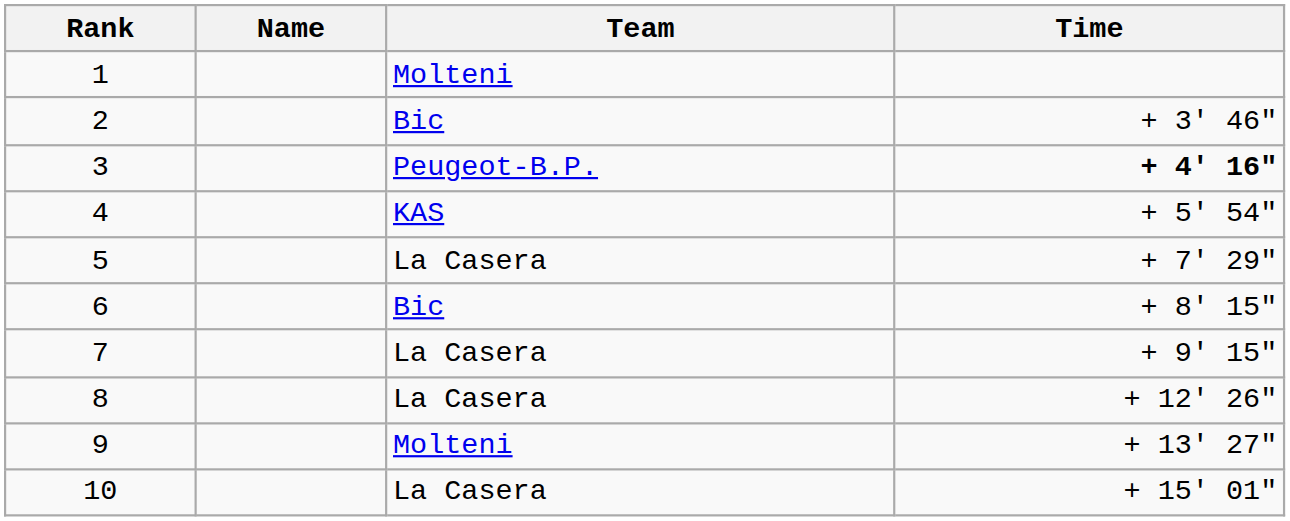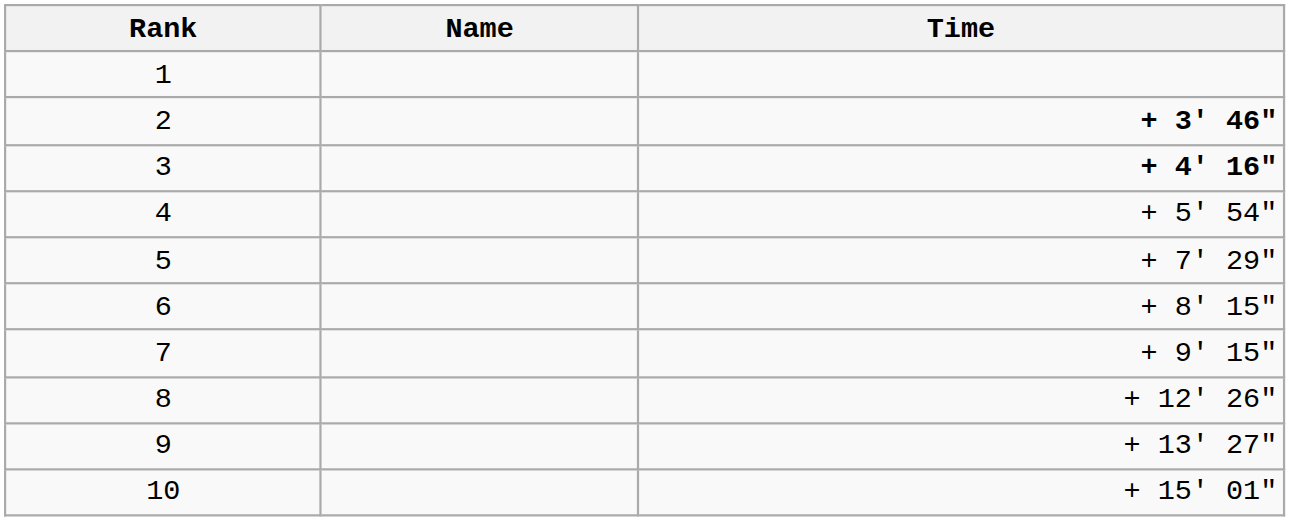- column: (640, 28)
(1209, 121) normal -> (1209, 121) bold
